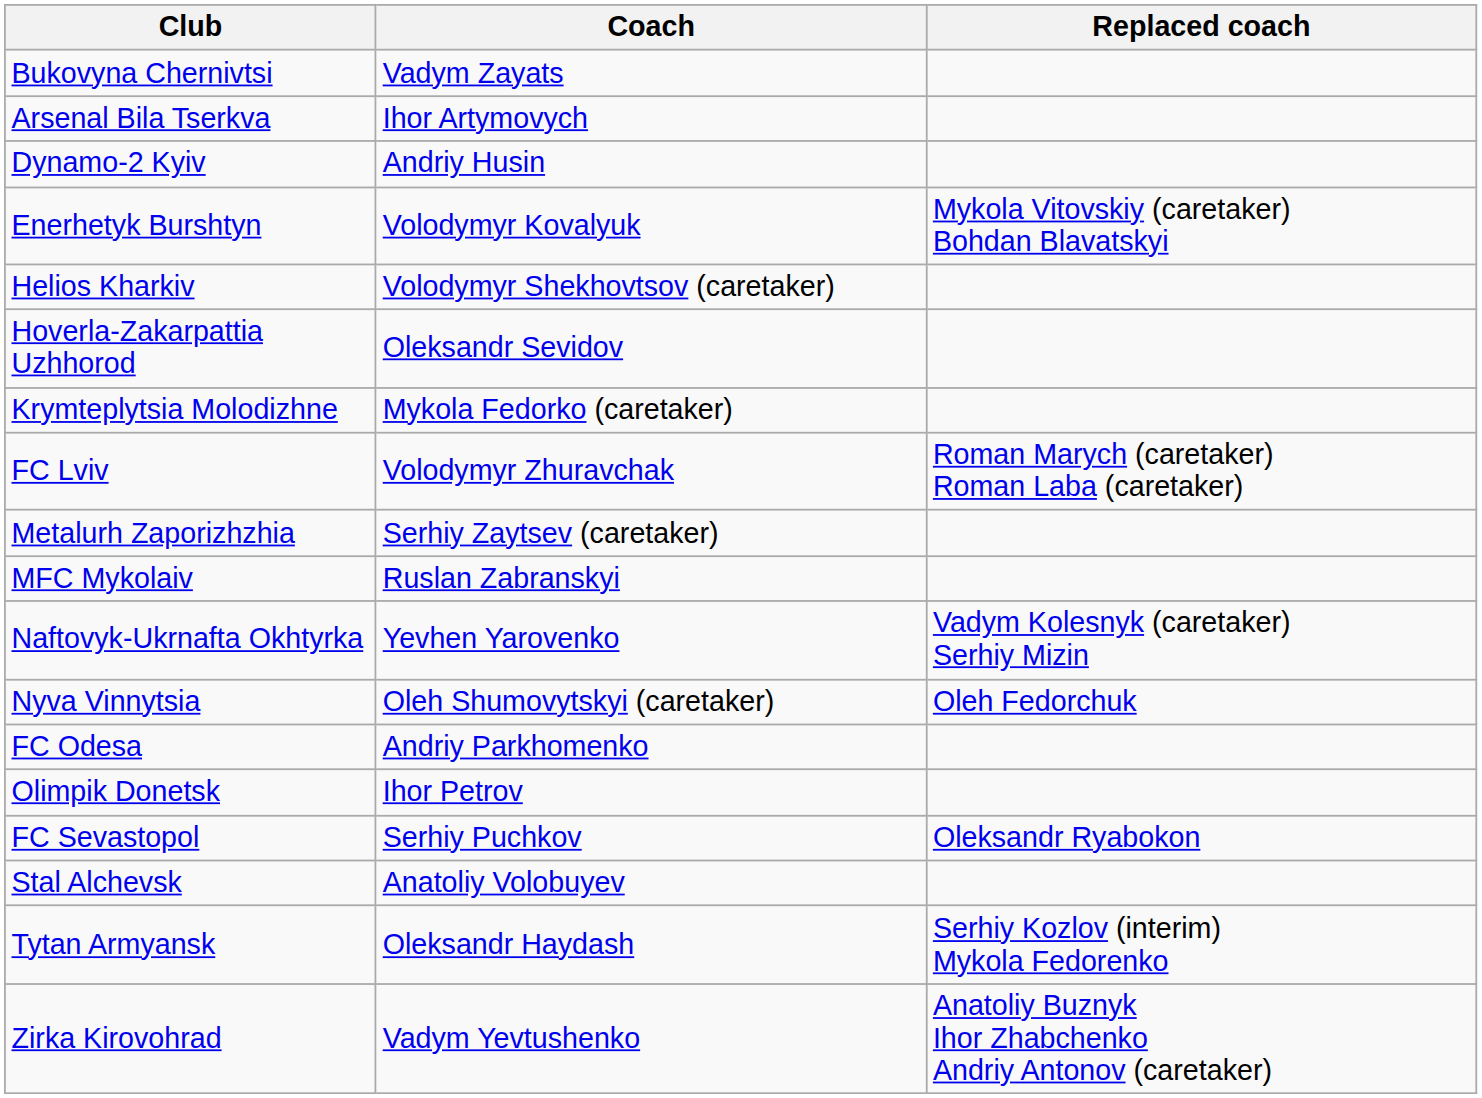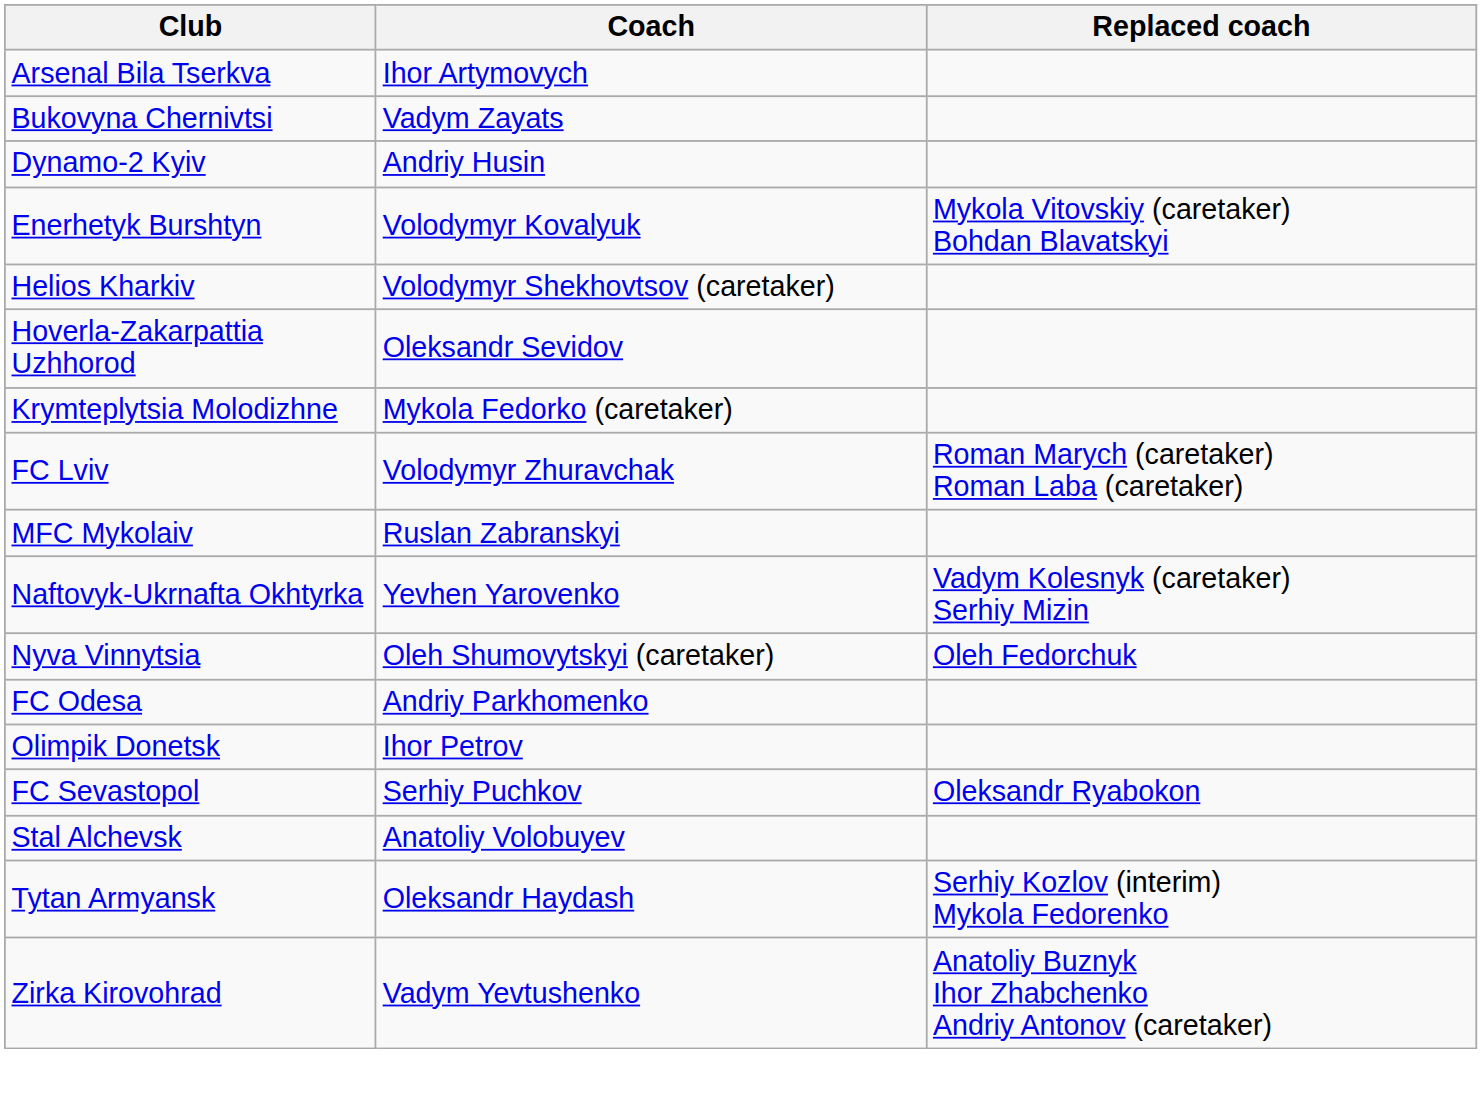rows swapped: (141, 118) <-> (142, 72)
- row: (153, 532)
